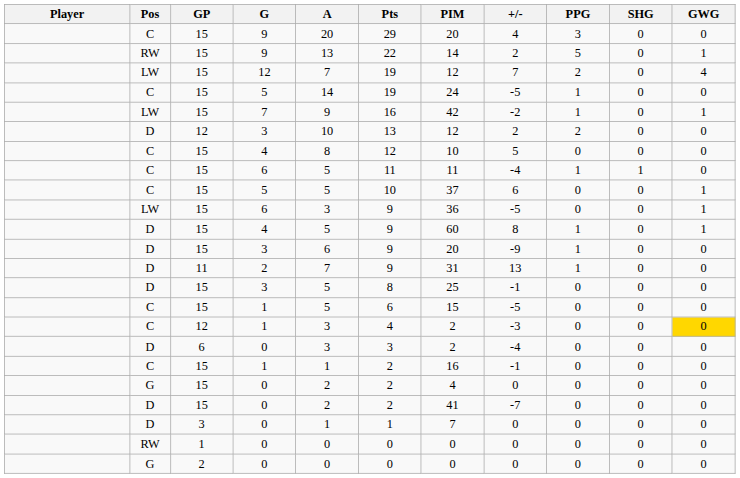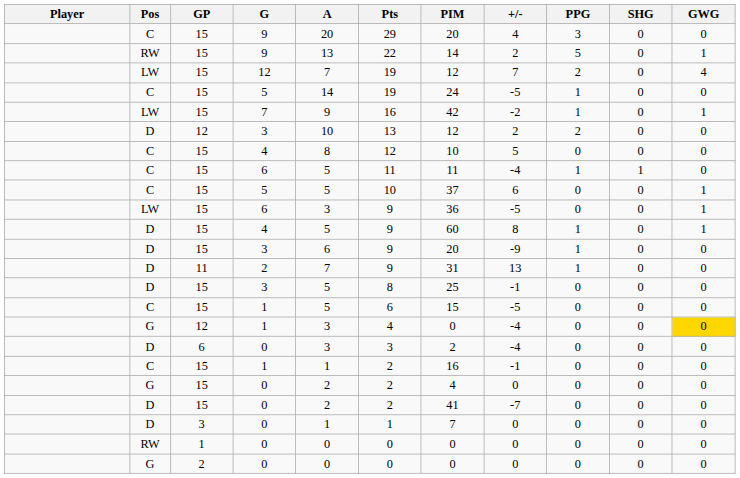(150, 326) C -> (150, 326) G
(453, 326) 2 -> (453, 326) 0
(515, 326) -3 -> (515, 326) -4
